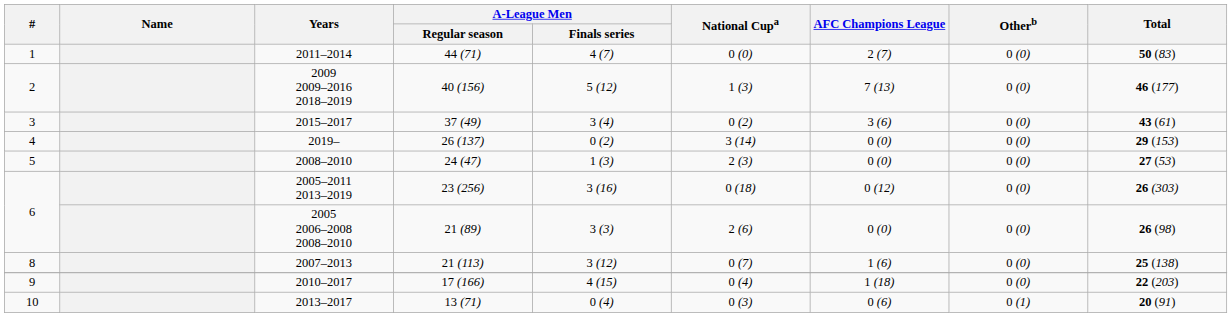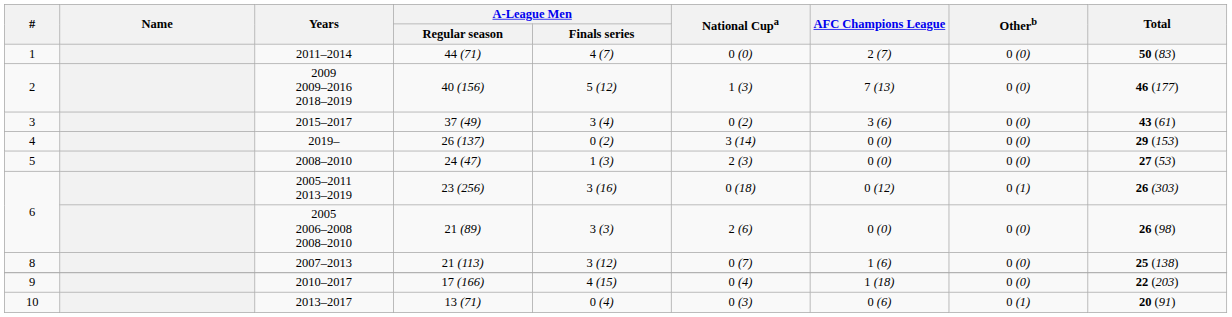(1018, 188) 0 (0) -> (1018, 188) 0 (1)
